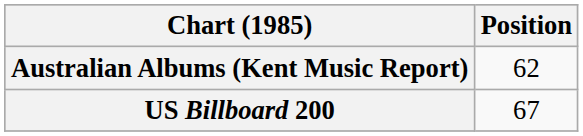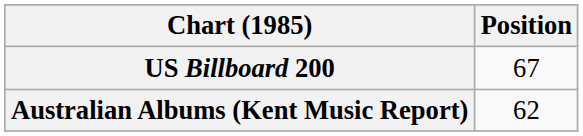rows swapped: (240, 67) <-> (240, 109)
